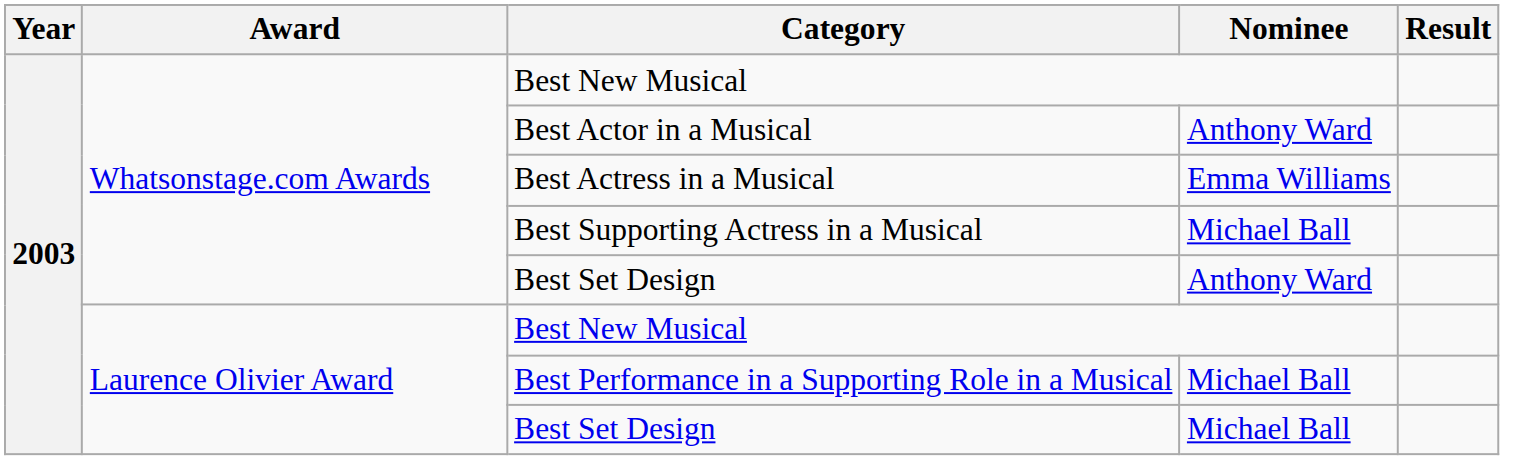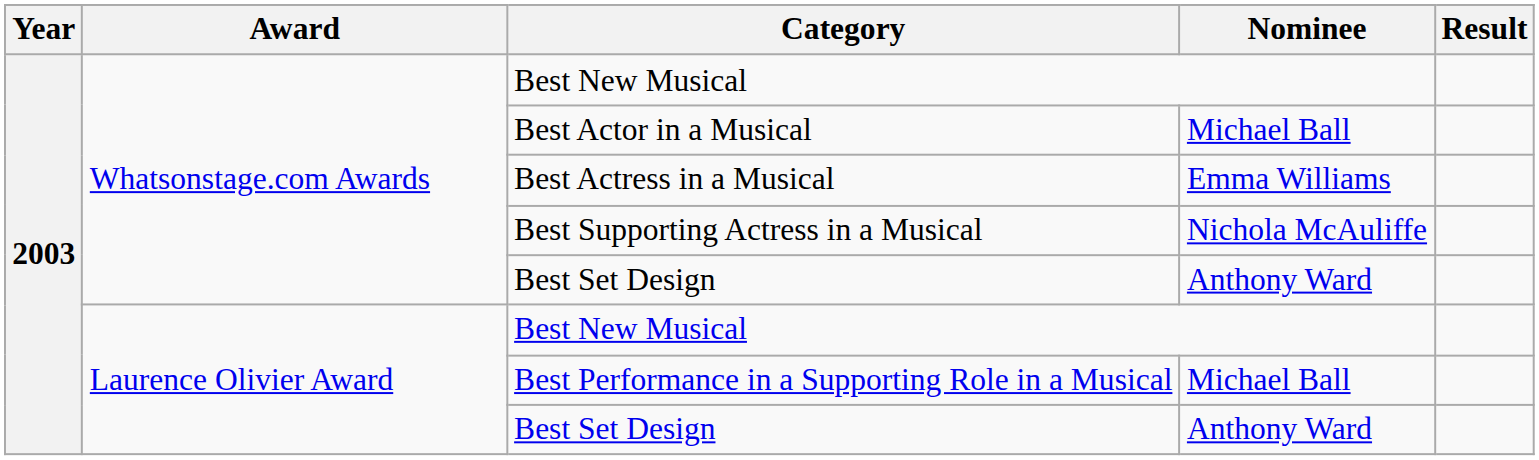(1279, 129) Anthony Ward -> (1269, 129) Michael Ball
(1269, 229) Michael Ball -> (1307, 229) Nichola McAuliffe
(1269, 429) Michael Ball -> (1279, 429) Anthony Ward
